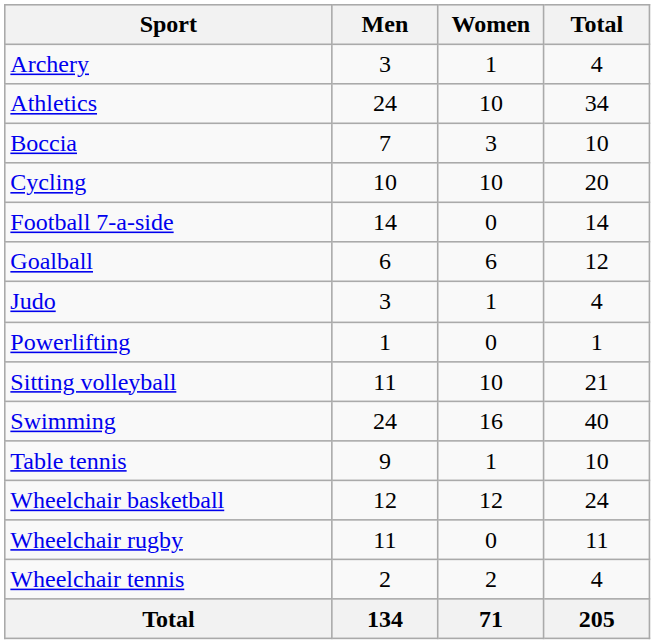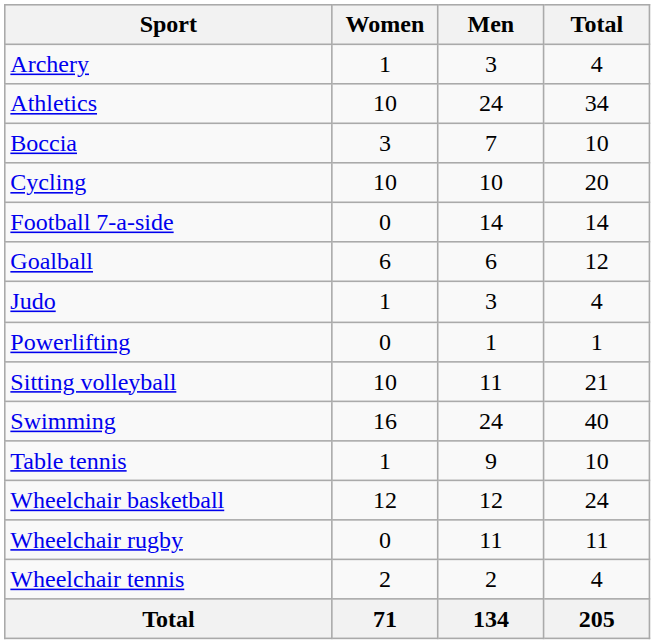columns swapped: (385, 24) <-> (491, 24)
